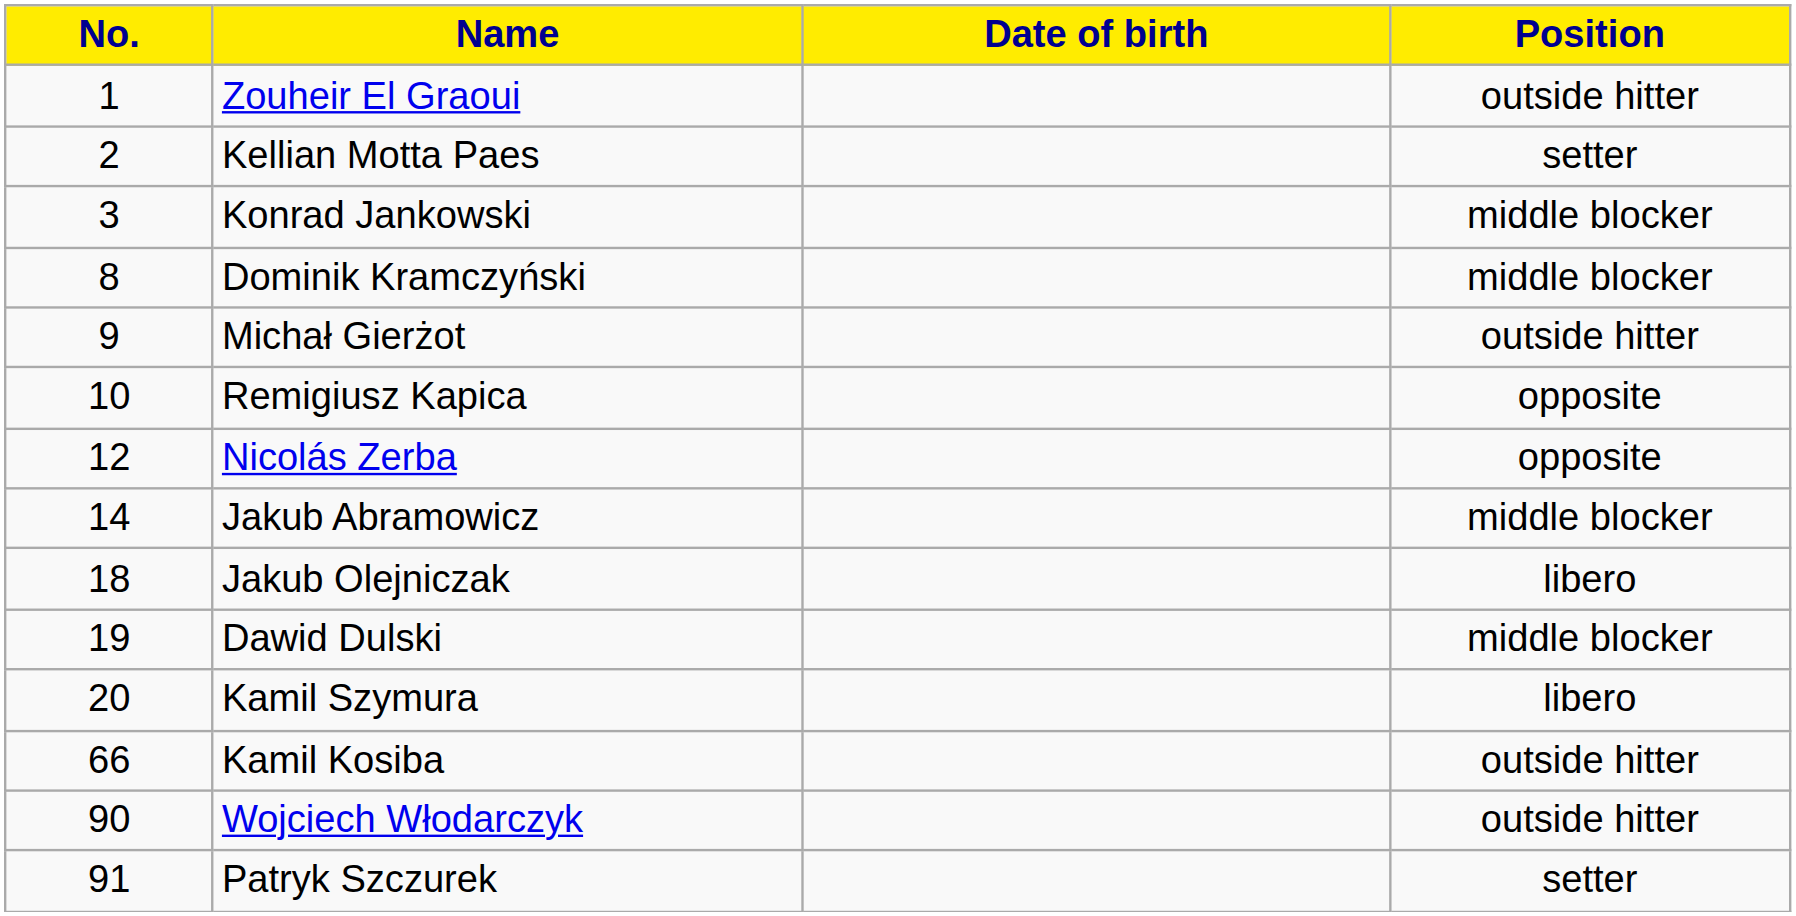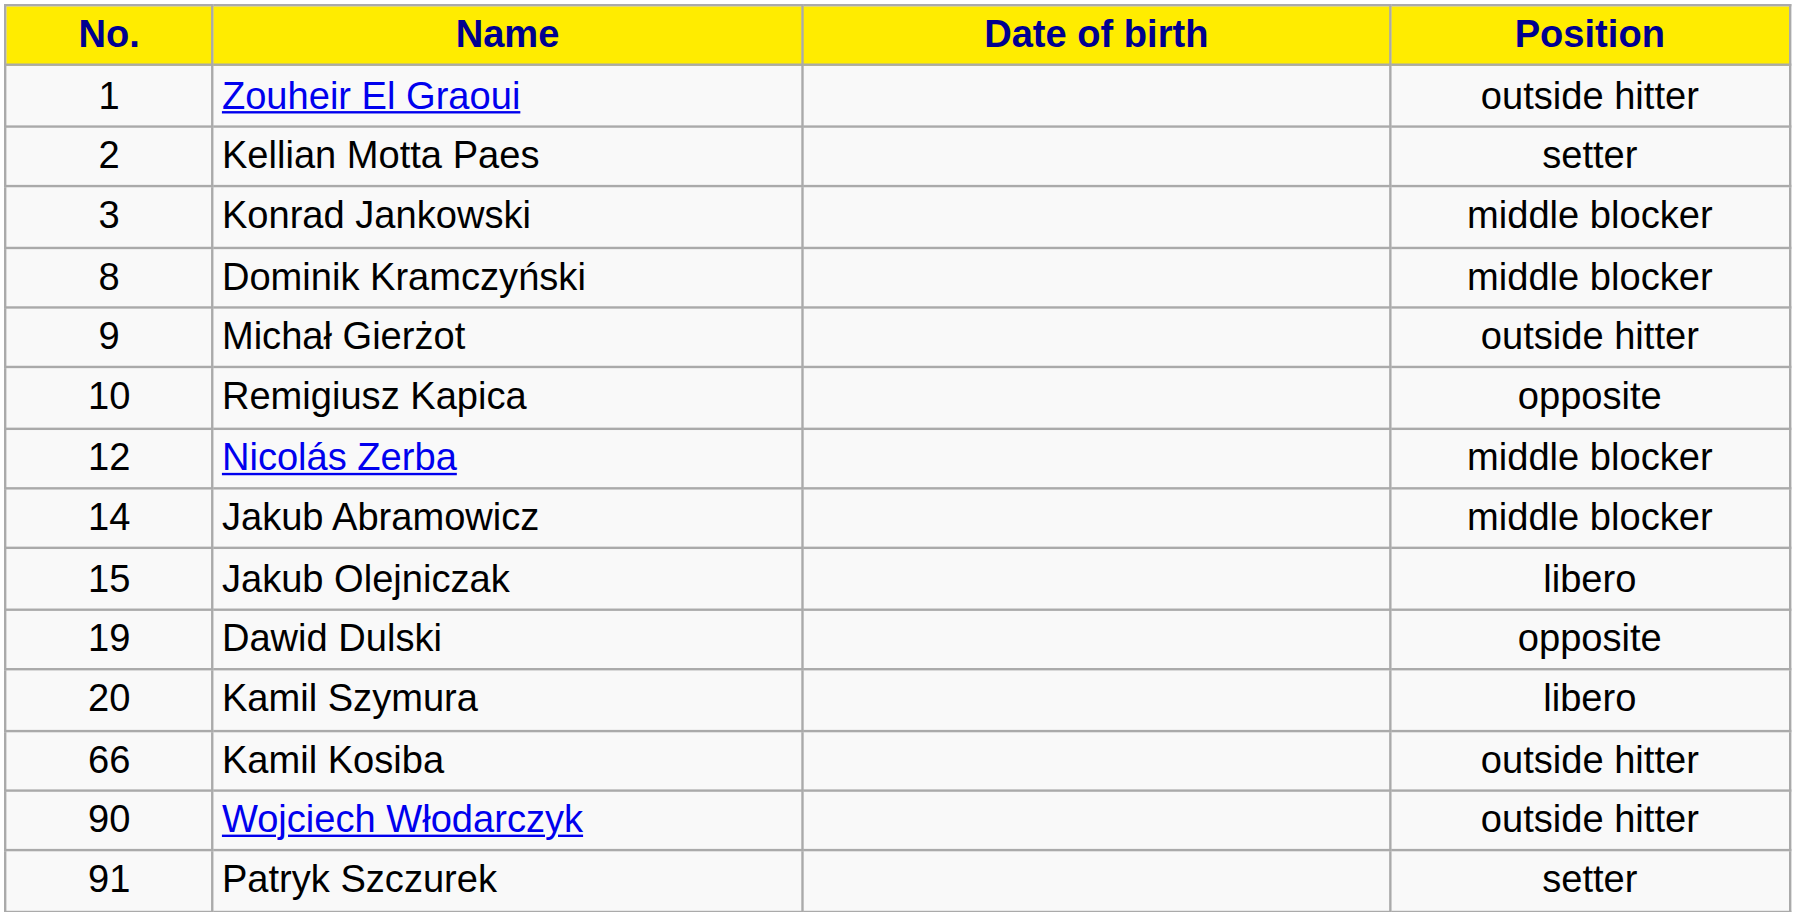(1590, 457) opposite -> (1590, 457) middle blocker
(109, 578) 18 -> (109, 578) 15
(1590, 638) middle blocker -> (1590, 638) opposite
